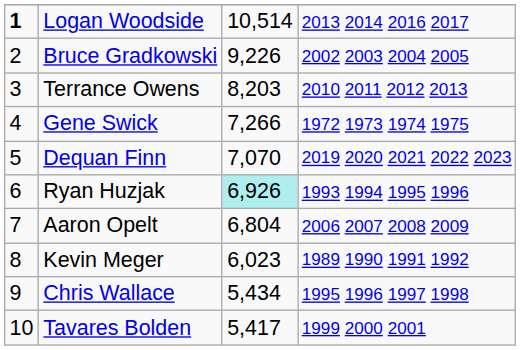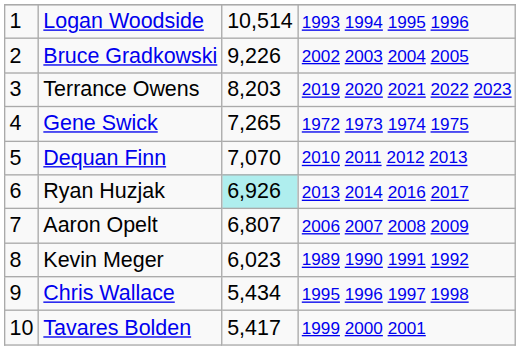(16, 21) bold -> (16, 21) normal
(385, 22) 2013 2014 2016 2017 -> (385, 22) 1993 1994 1995 1996
(385, 90) 2010 2011 2012 2013 -> (407, 90) 2019 2020 2021 2022 2023
(254, 123) 7,266 -> (254, 123) 7,265
(407, 158) 2019 2020 2021 2022 2023 -> (385, 158) 2010 2011 2012 2013
(385, 192) 1993 1994 1995 1996 -> (385, 192) 2013 2014 2016 2017
(254, 225) 6,804 -> (254, 225) 6,807
